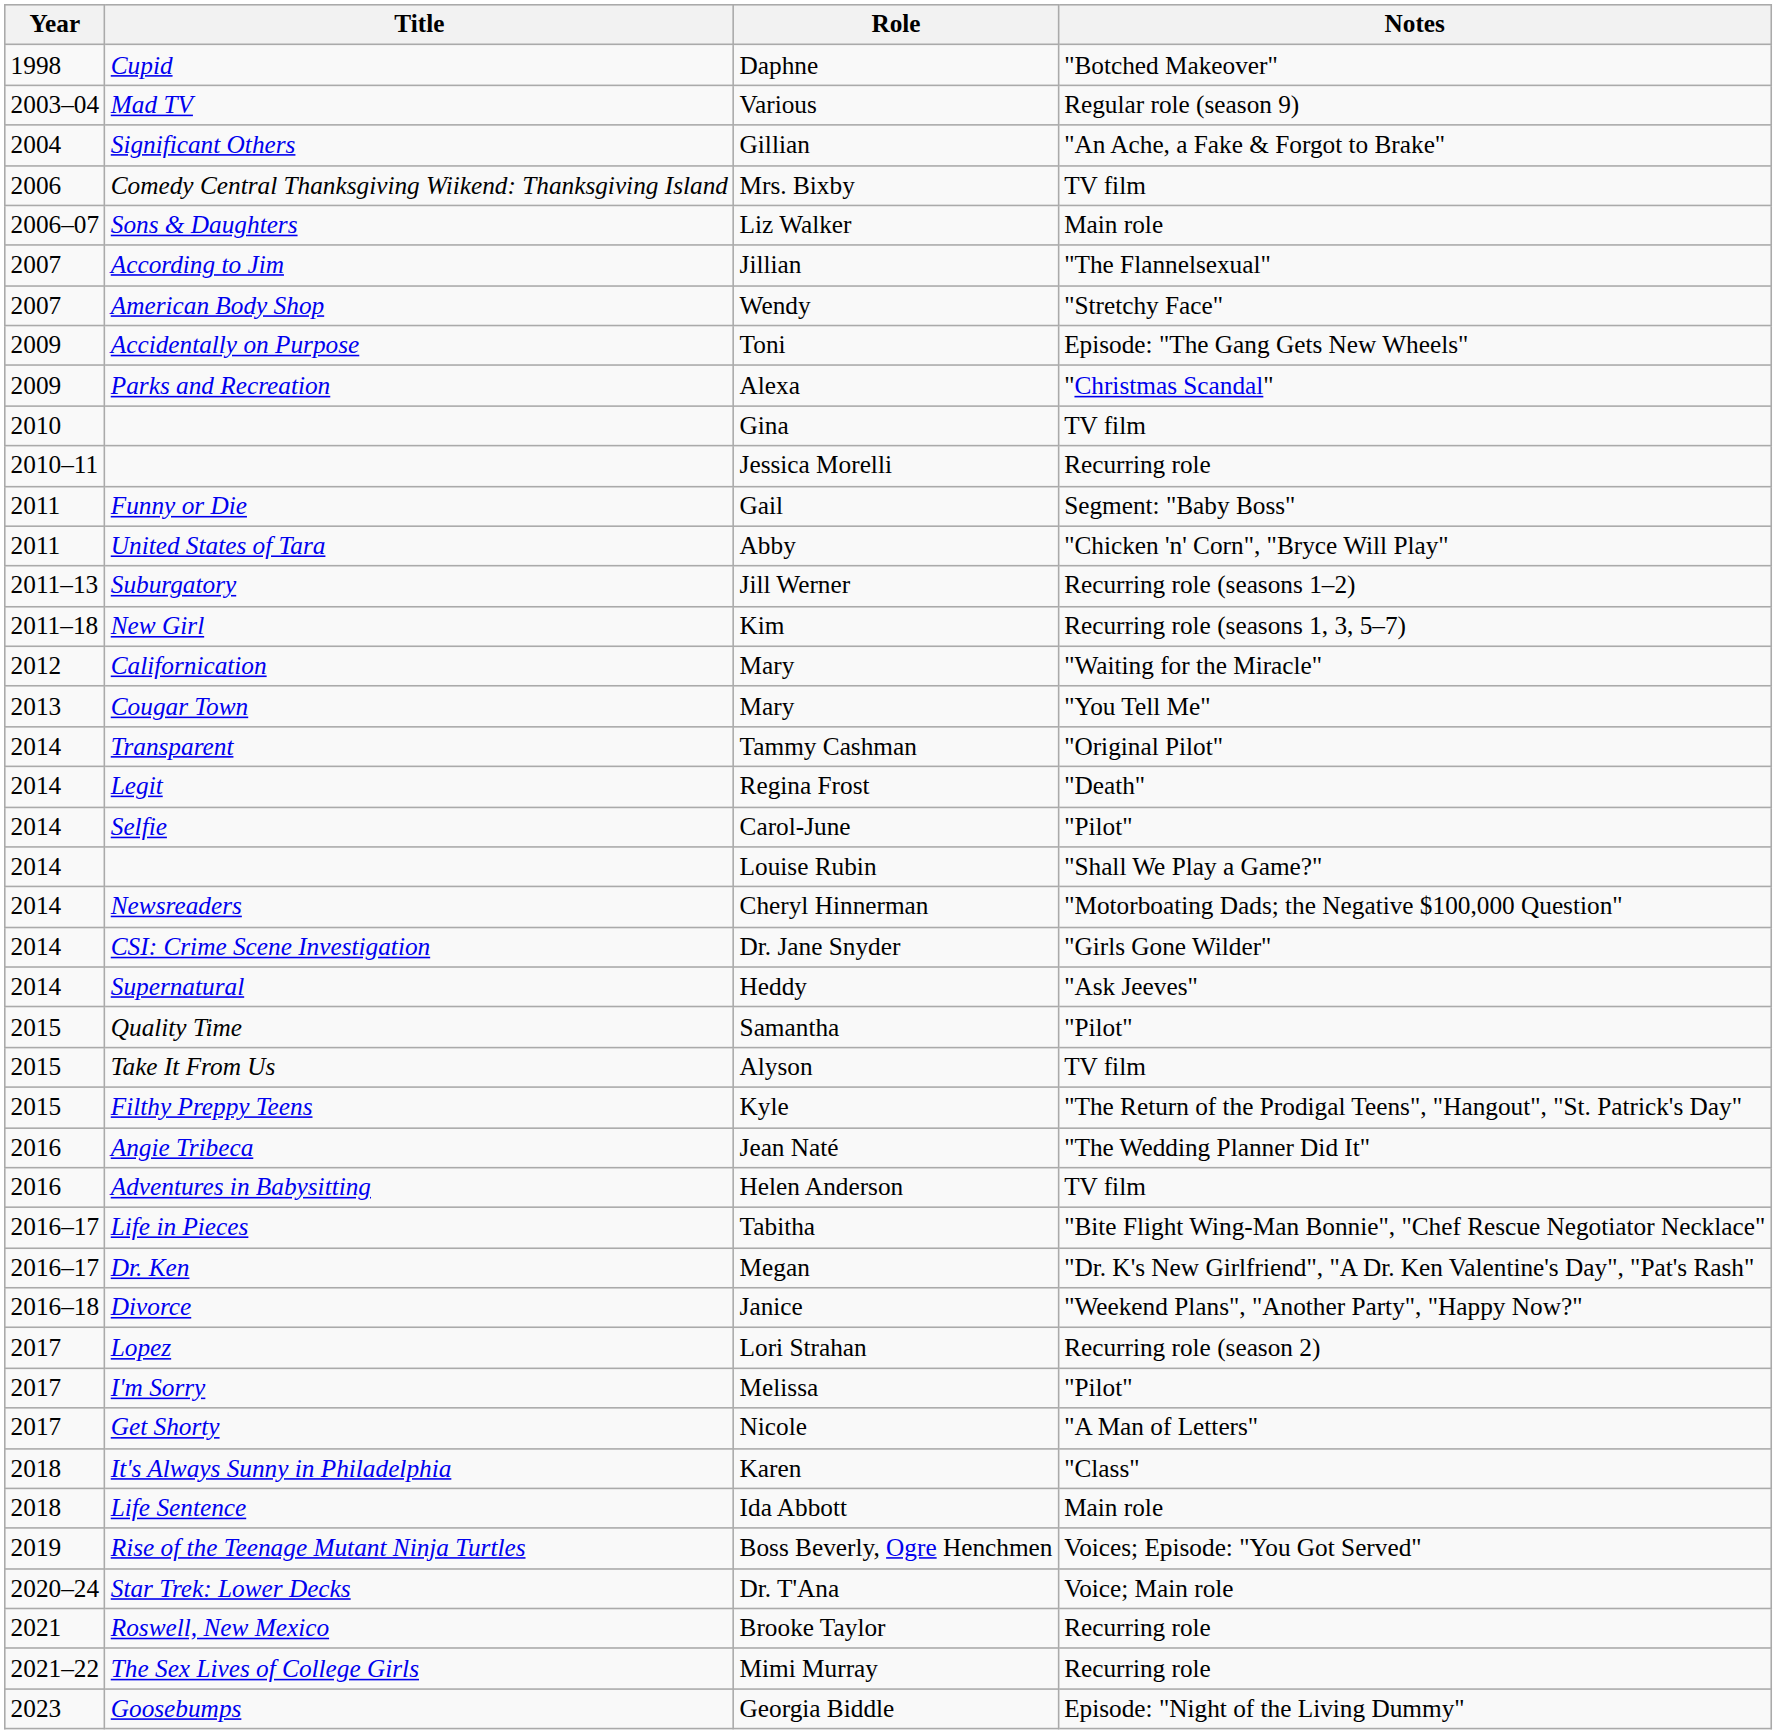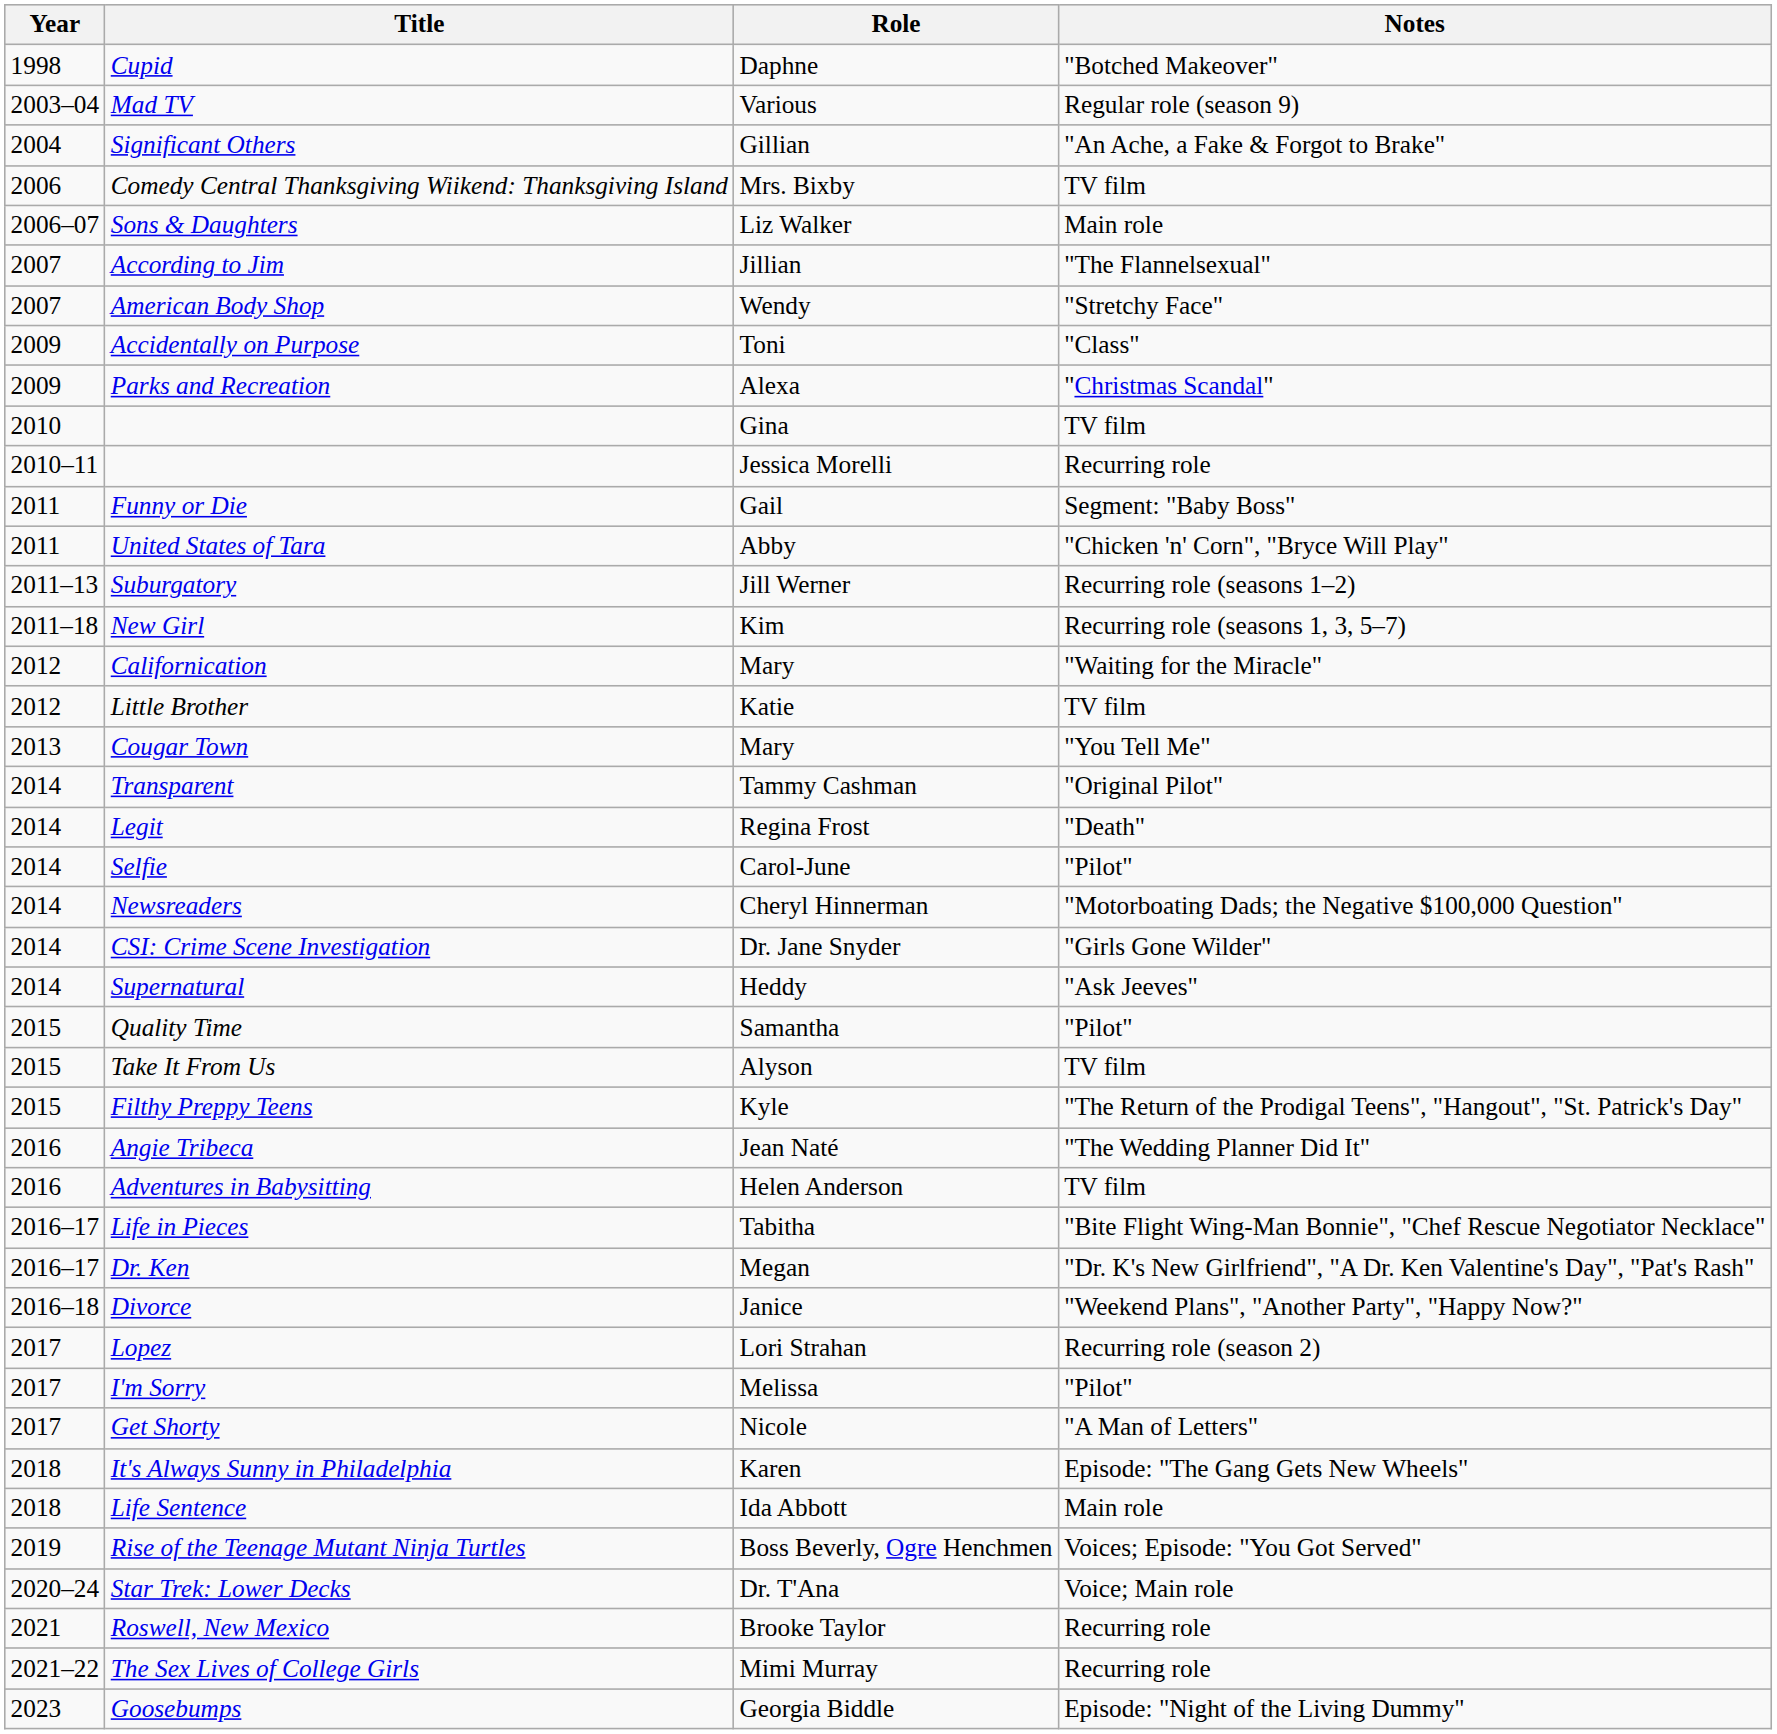(1266, 345) Episode: "The Gang Gets New Wheels" -> (1102, 345) "Class"
+ row: (179, 706)
- row: (419, 867)
(1102, 1467) "Class" -> (1266, 1467) Episode: "The Gang Gets New Wheels"
